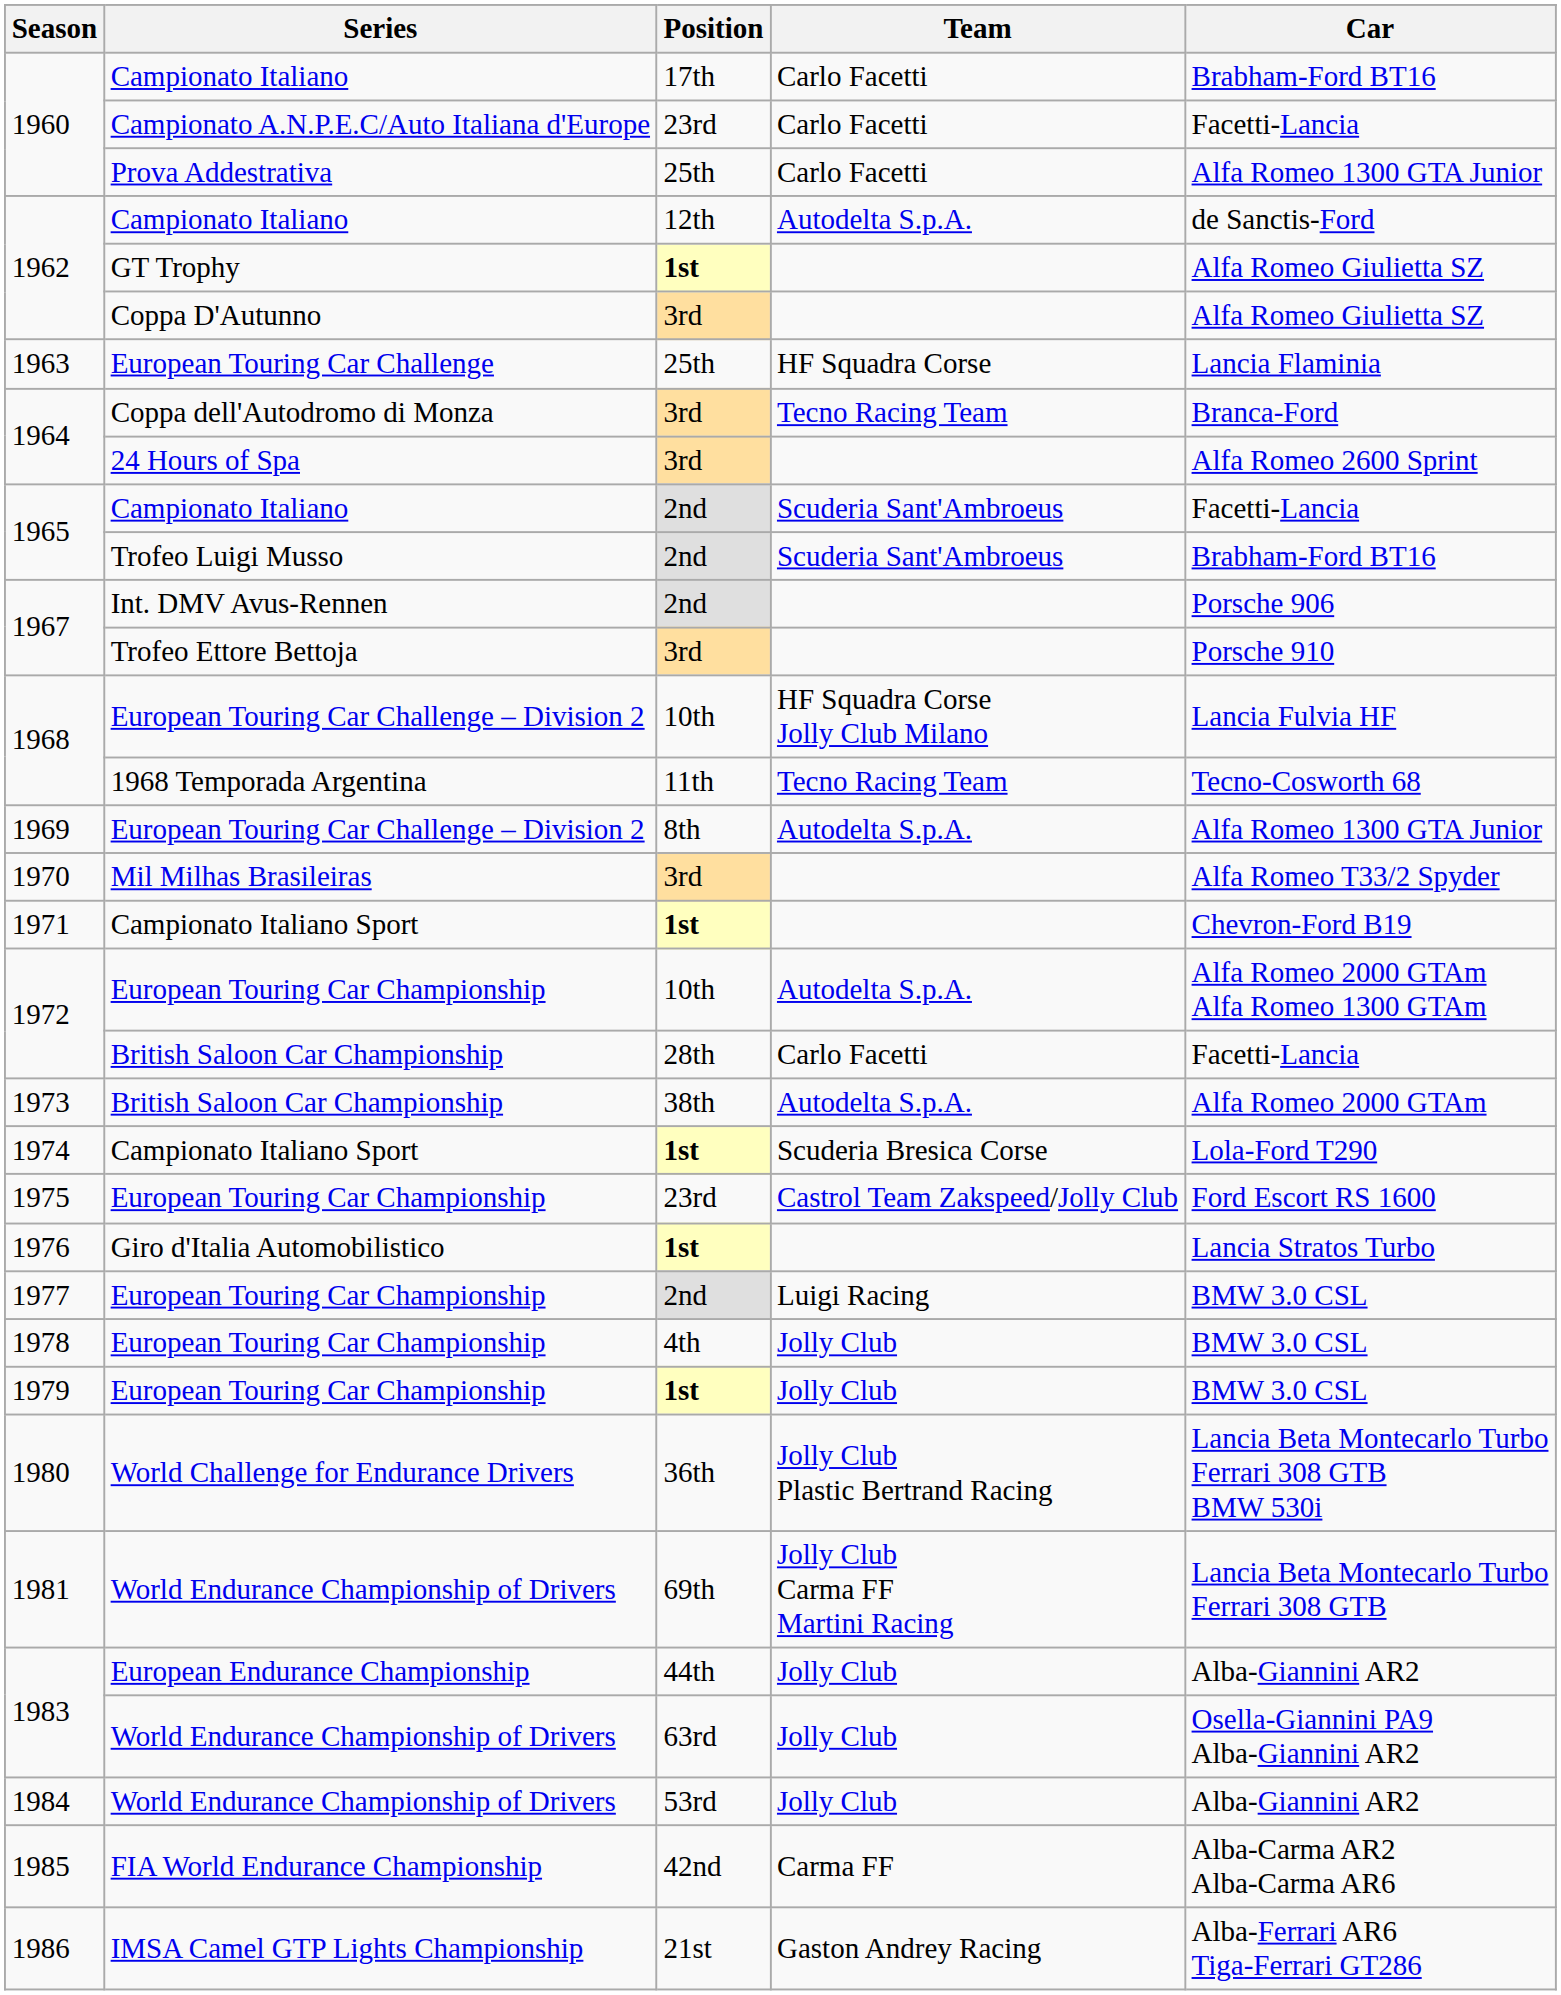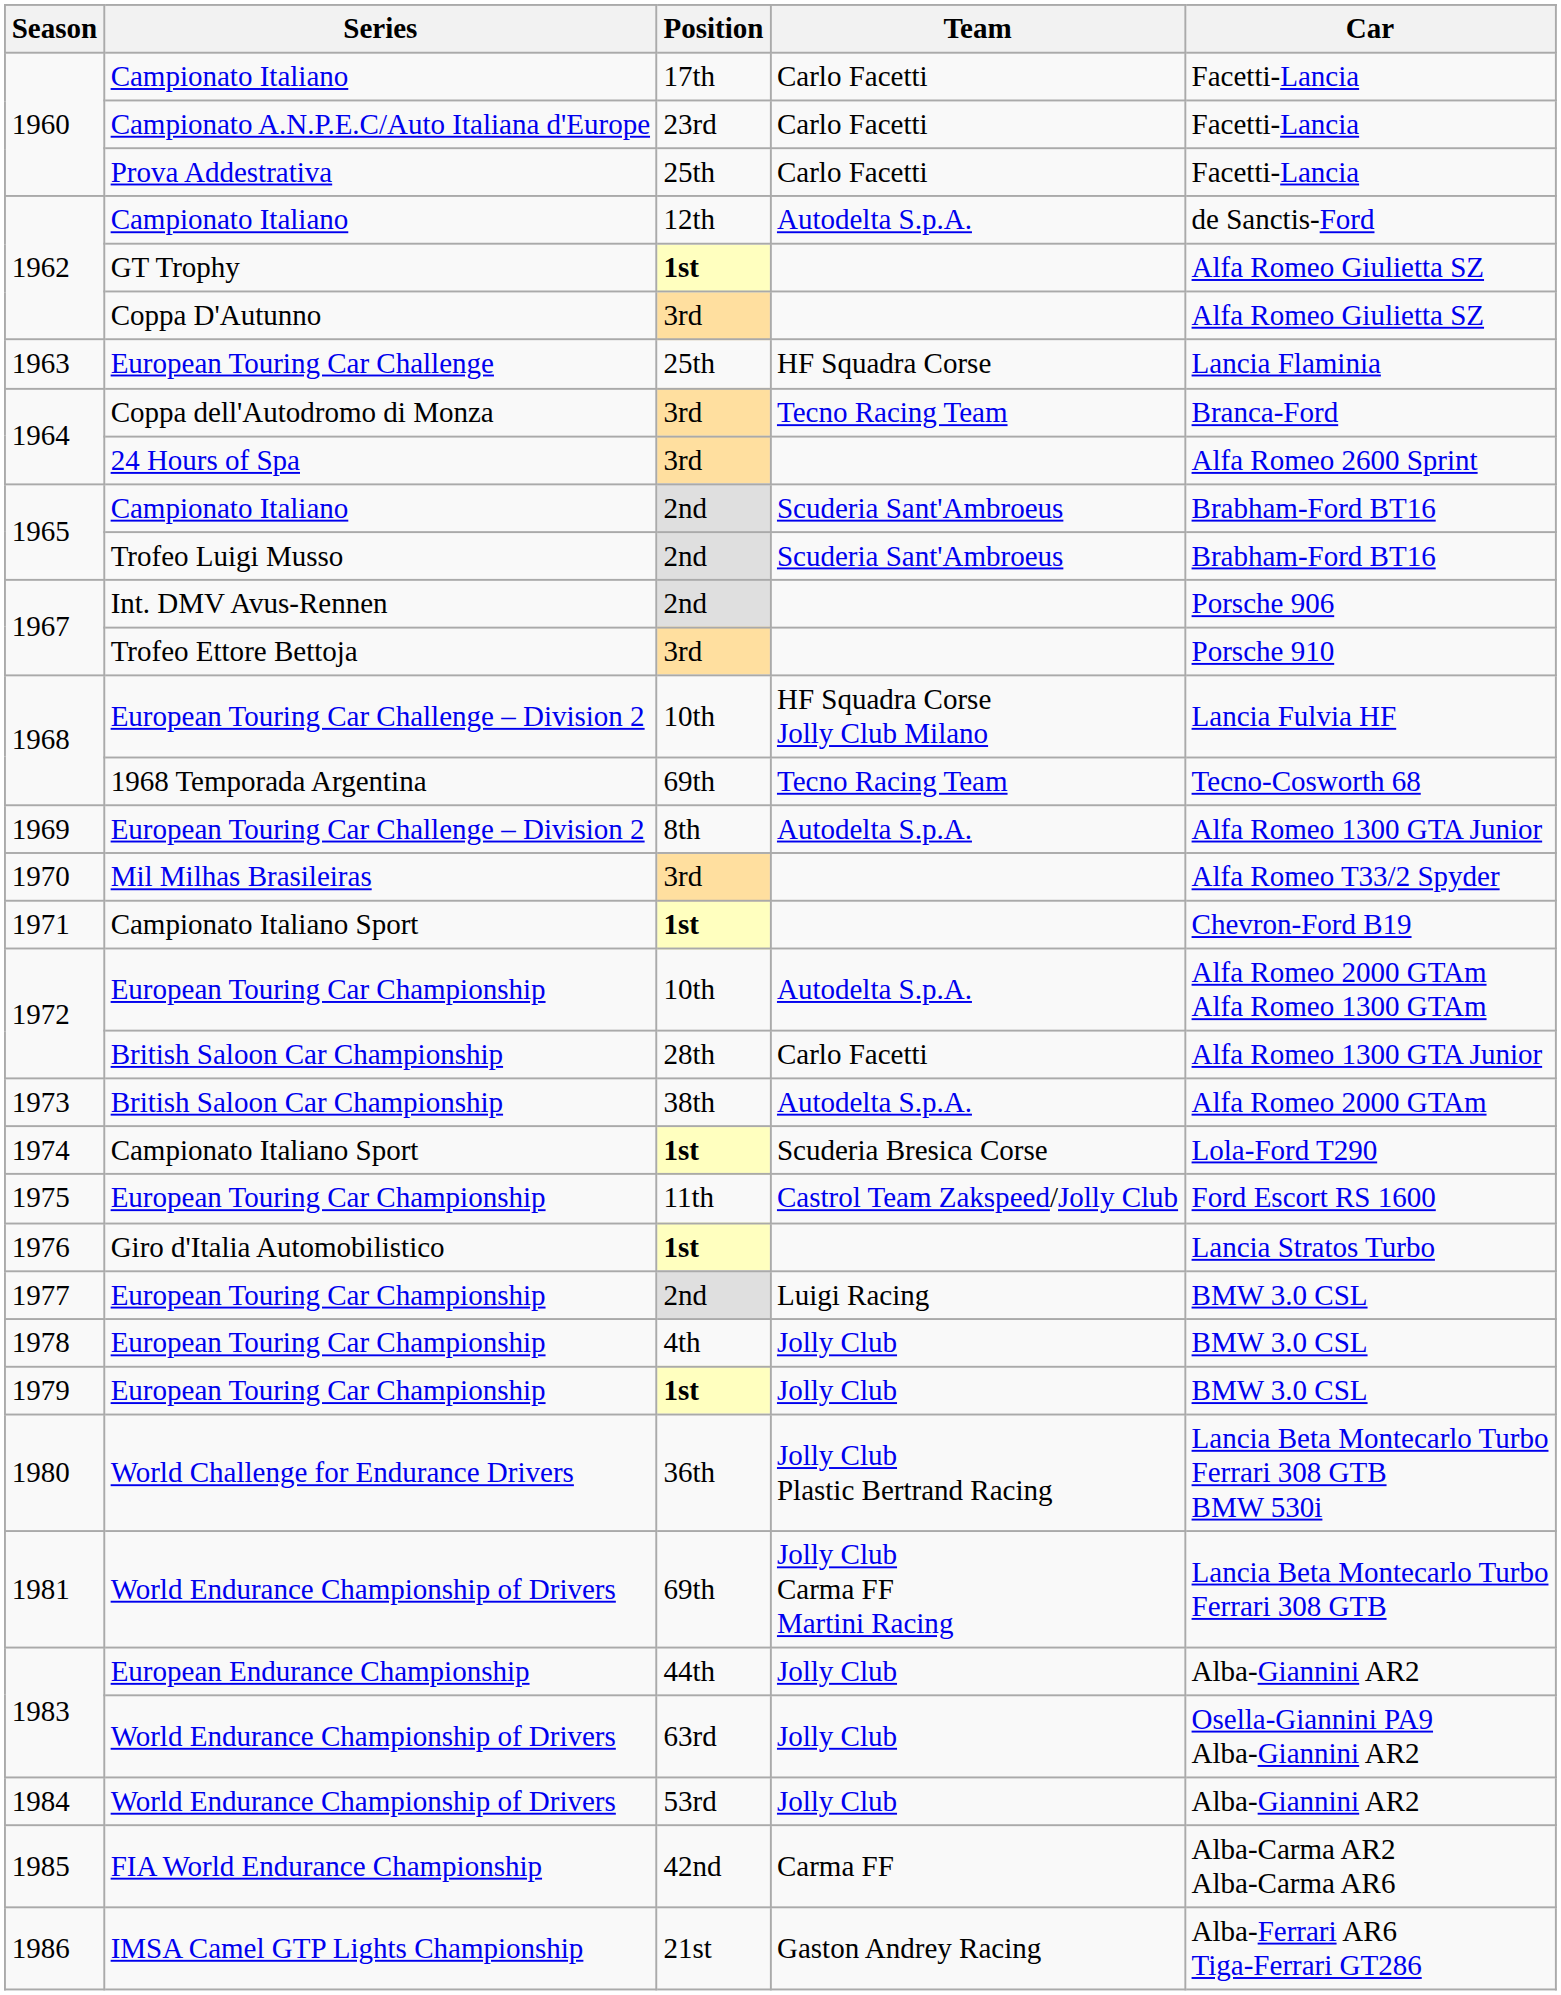(1314, 76) Brabham-Ford BT16 -> (1275, 76) Facetti-Lancia
(1367, 172) Alfa Romeo 1300 GTA Junior -> (1275, 172) Facetti-Lancia
(1275, 507) Facetti-Lancia -> (1314, 507) Brabham-Ford BT16
(689, 781) 11th -> (689, 781) 69th
(1275, 1054) Facetti-Lancia -> (1367, 1054) Alfa Romeo 1300 GTA Junior
(690, 1198) 23rd -> (689, 1198) 11th
